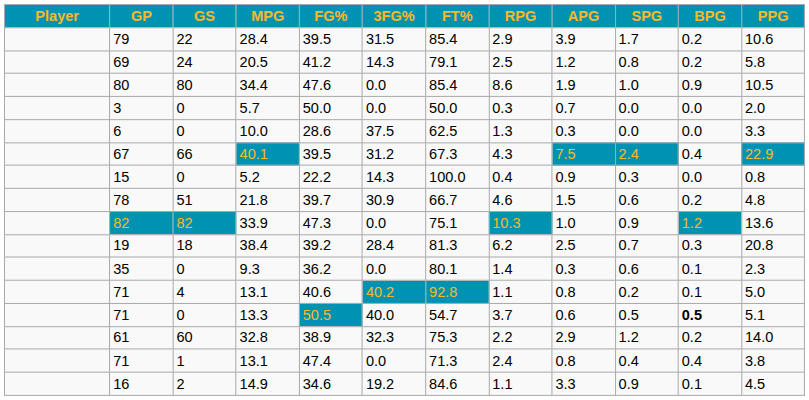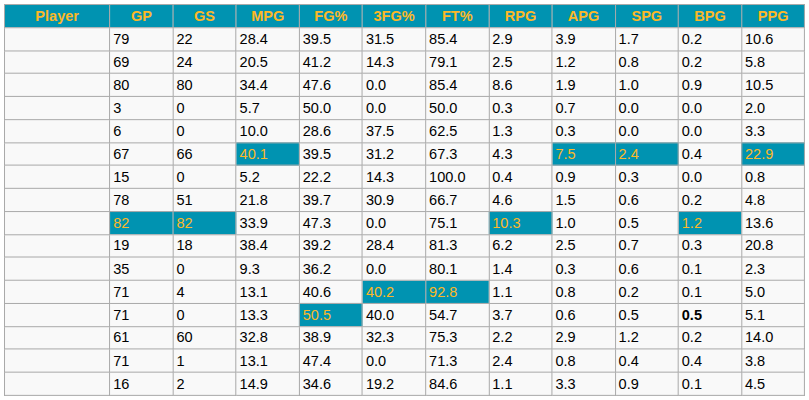(629, 223) 0.9 -> (629, 223) 0.5
